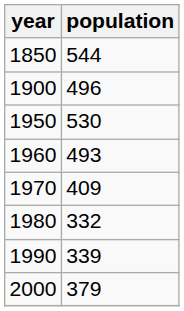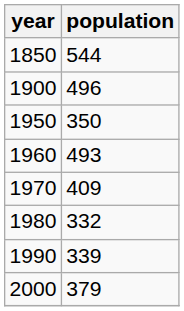(84, 121) 530 -> (84, 121) 350
